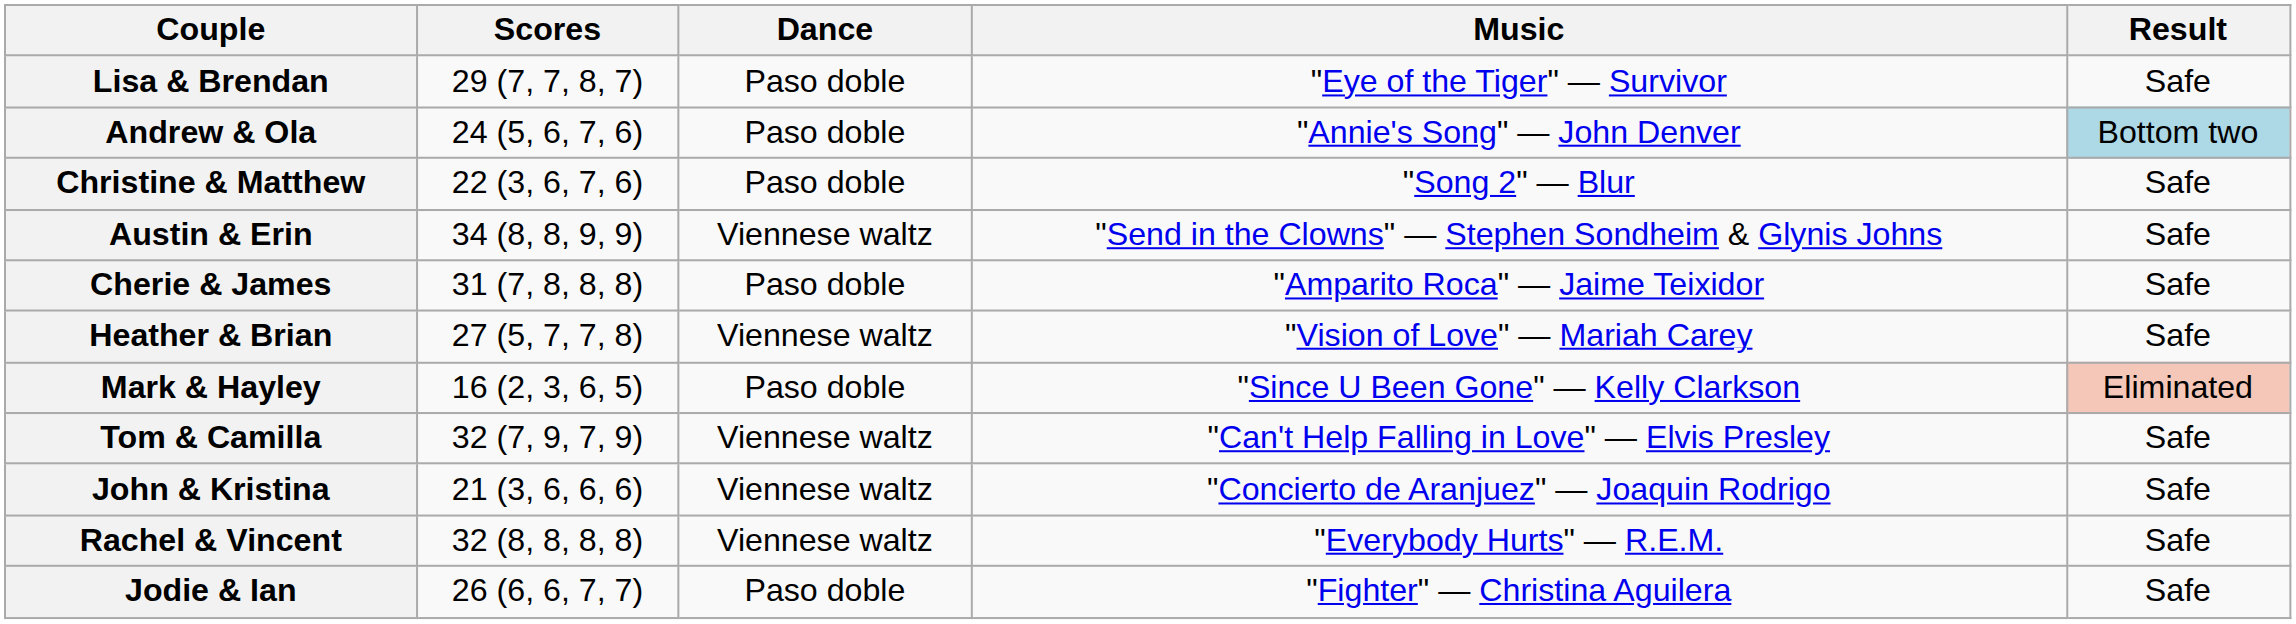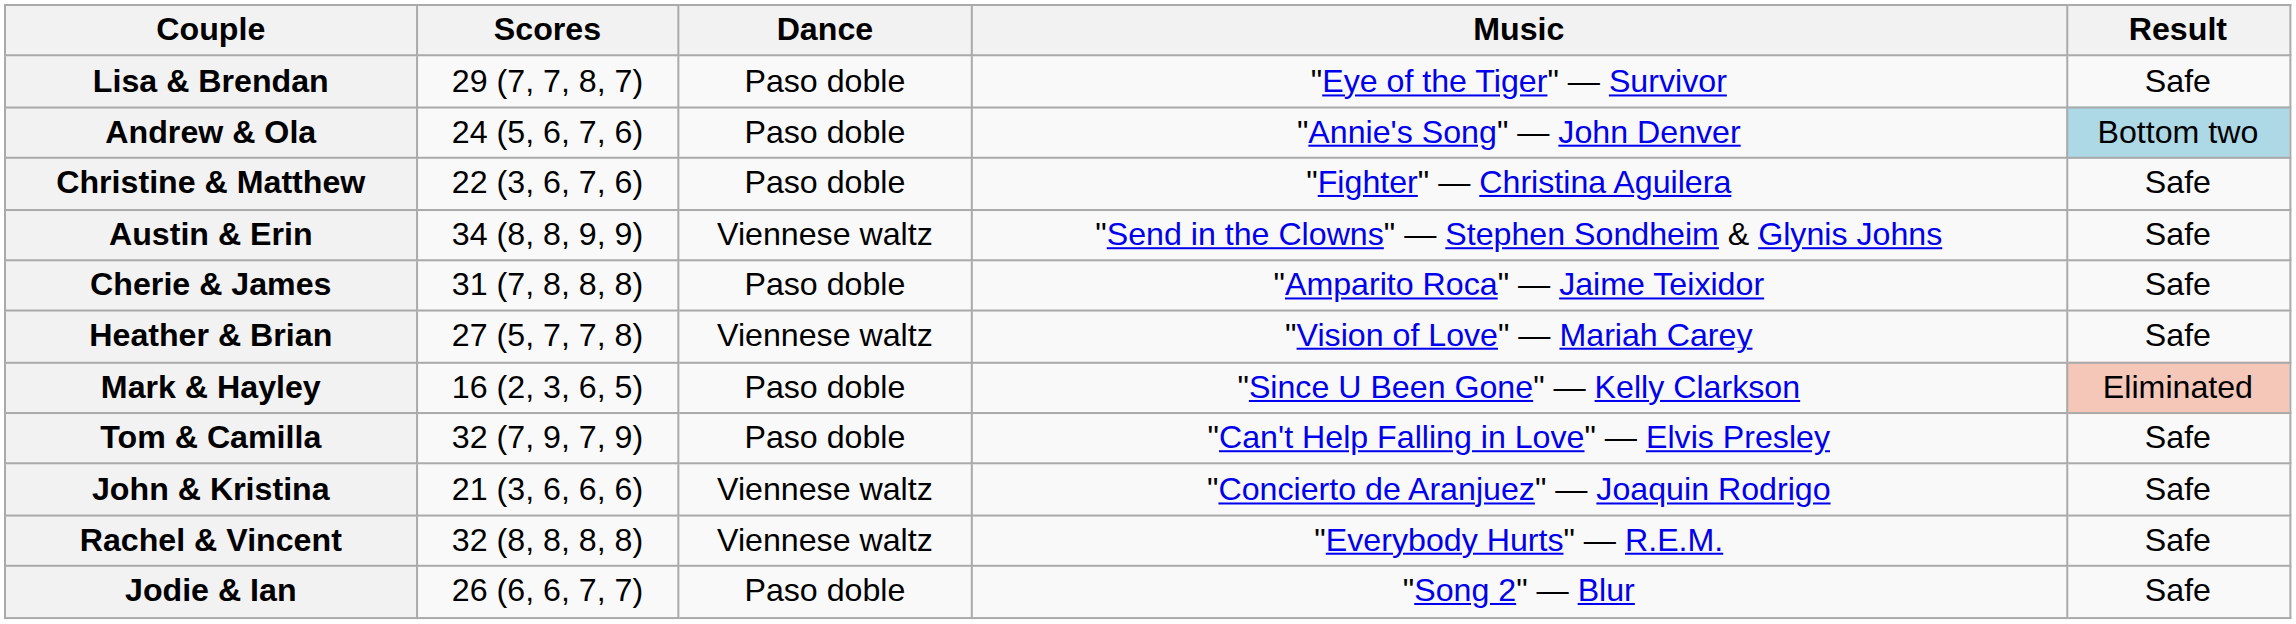(1519, 183) "Song 2" — Blur -> (1519, 183) "Fighter" — Christina Aguilera
(825, 438) Viennese waltz -> (825, 438) Paso doble
(1519, 591) "Fighter" — Christina Aguilera -> (1519, 591) "Song 2" — Blur
